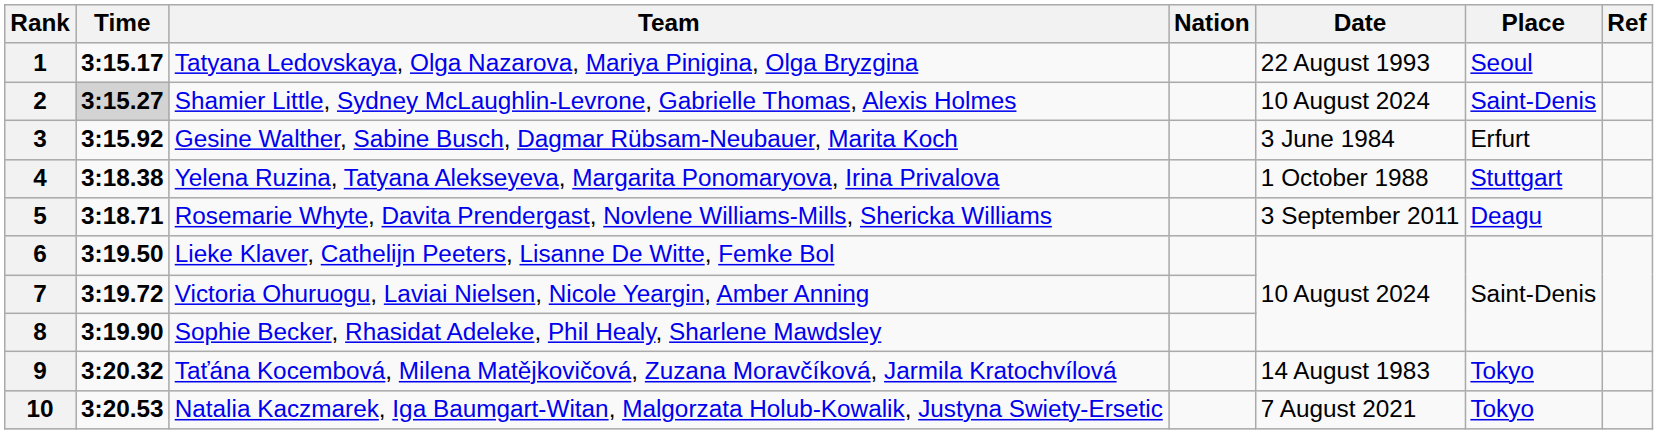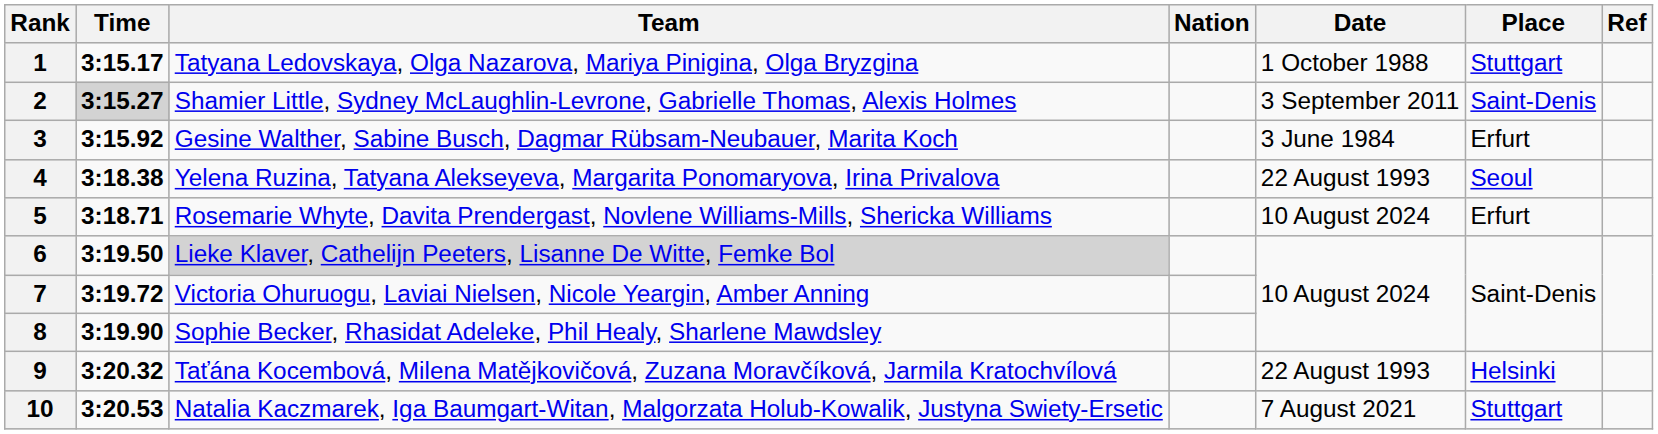(1345, 62) 22 August 1993 -> (1345, 62) 1 October 1988
(1501, 62) Seoul -> (1516, 62) Stuttgart
(1345, 100) 10 August 2024 -> (1360, 100) 3 September 2011
(1345, 178) 1 October 1988 -> (1345, 178) 22 August 1993
(1516, 178) Stuttgart -> (1501, 178) Seoul
(1360, 216) 3 September 2011 -> (1345, 216) 10 August 2024
(1506, 216) Deagu -> (1500, 216) Erfurt
(505, 255) no background -> (505, 255) lightgrey background
(1345, 370) 14 August 1983 -> (1345, 370) 22 August 1993
(1502, 370) Tokyo -> (1513, 370) Helsinki
(1502, 409) Tokyo -> (1516, 409) Stuttgart
